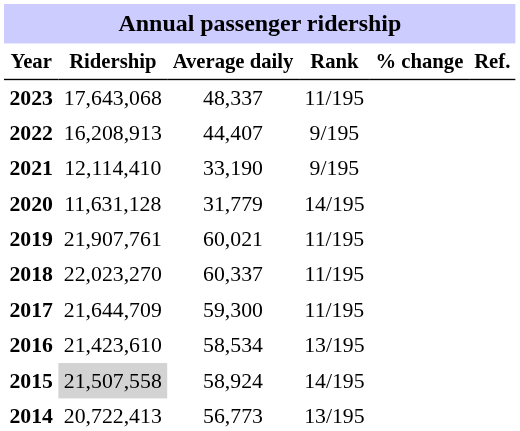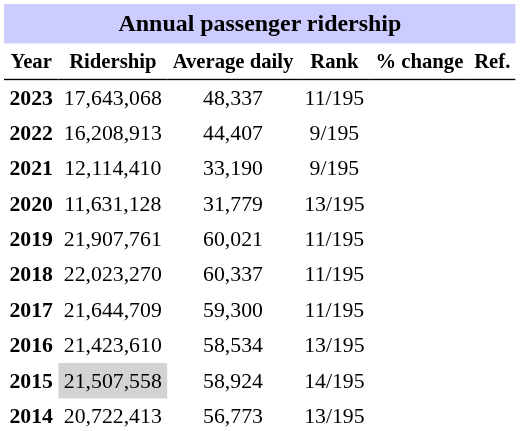(334, 203) 14/195 -> (334, 203) 13/195
